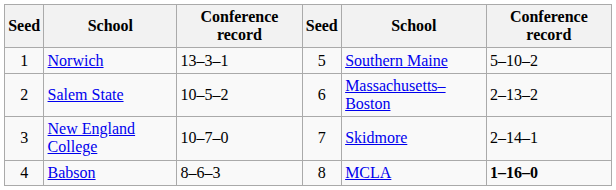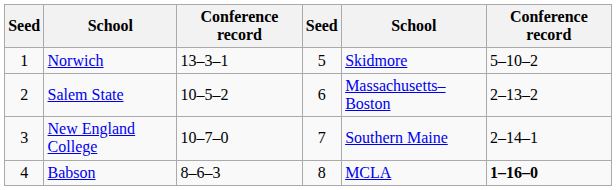(396, 60) Southern Maine -> (376, 60) Skidmore
(376, 138) Skidmore -> (396, 138) Southern Maine
